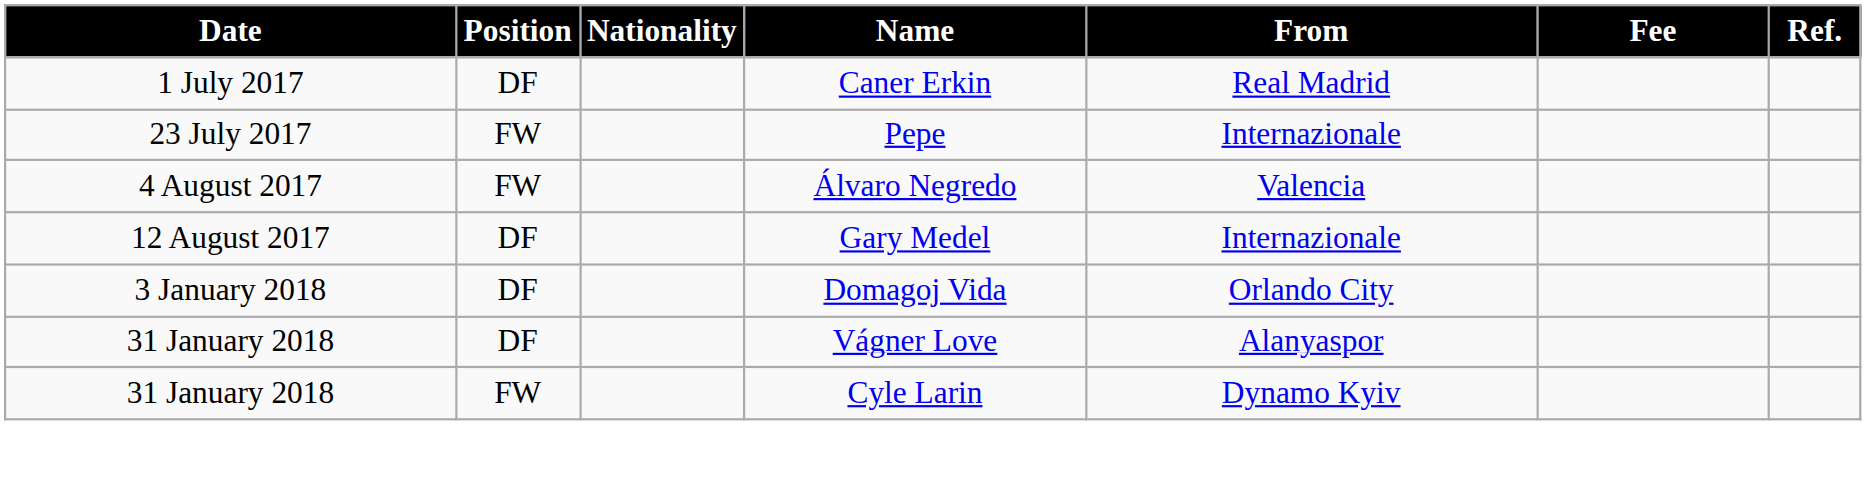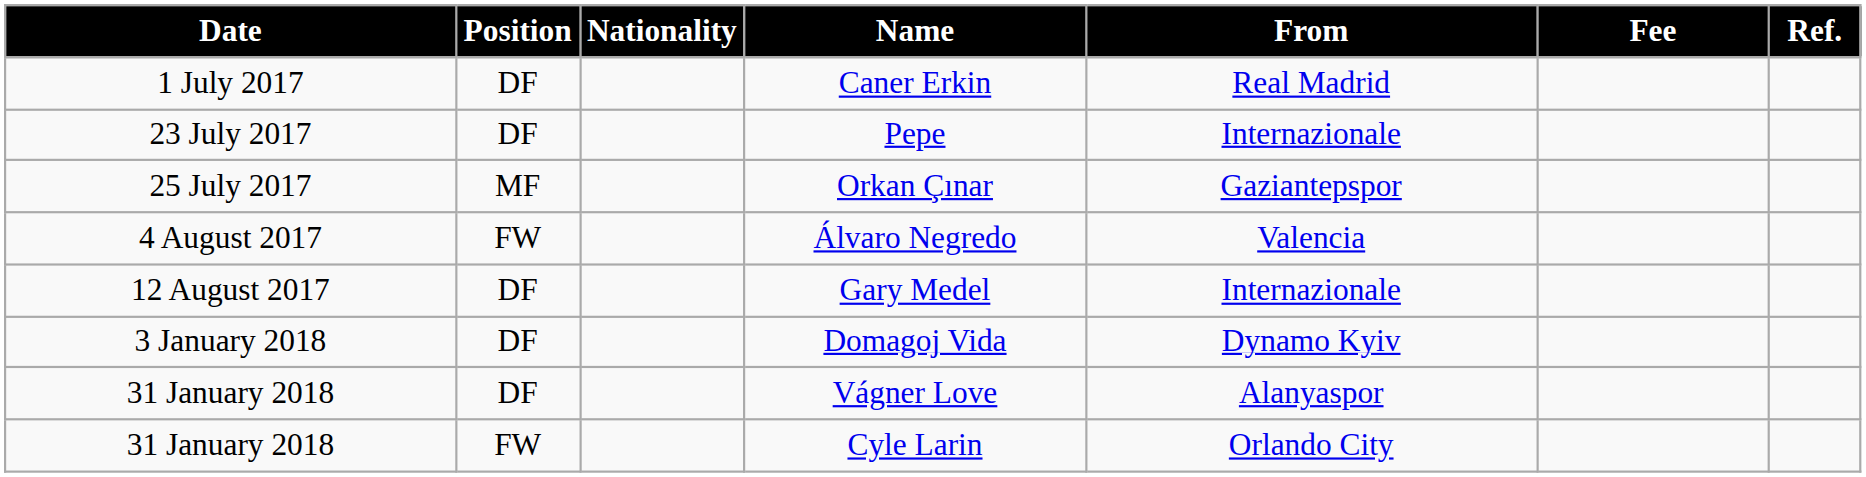(518, 134) FW -> (518, 134) DF
+ row: (915, 186)
(1311, 289) Orlando City -> (1311, 341) Dynamo Kyiv
(1311, 393) Dynamo Kyiv -> (1311, 444) Orlando City
